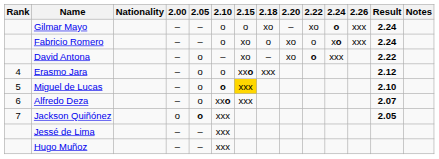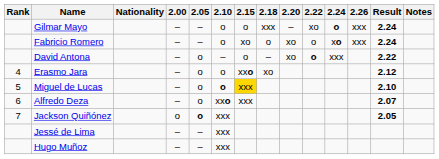(268, 27) xo -> (268, 27) xxx
(246, 57) xo -> (246, 57) o
(268, 72) xxx -> (268, 72) xo
